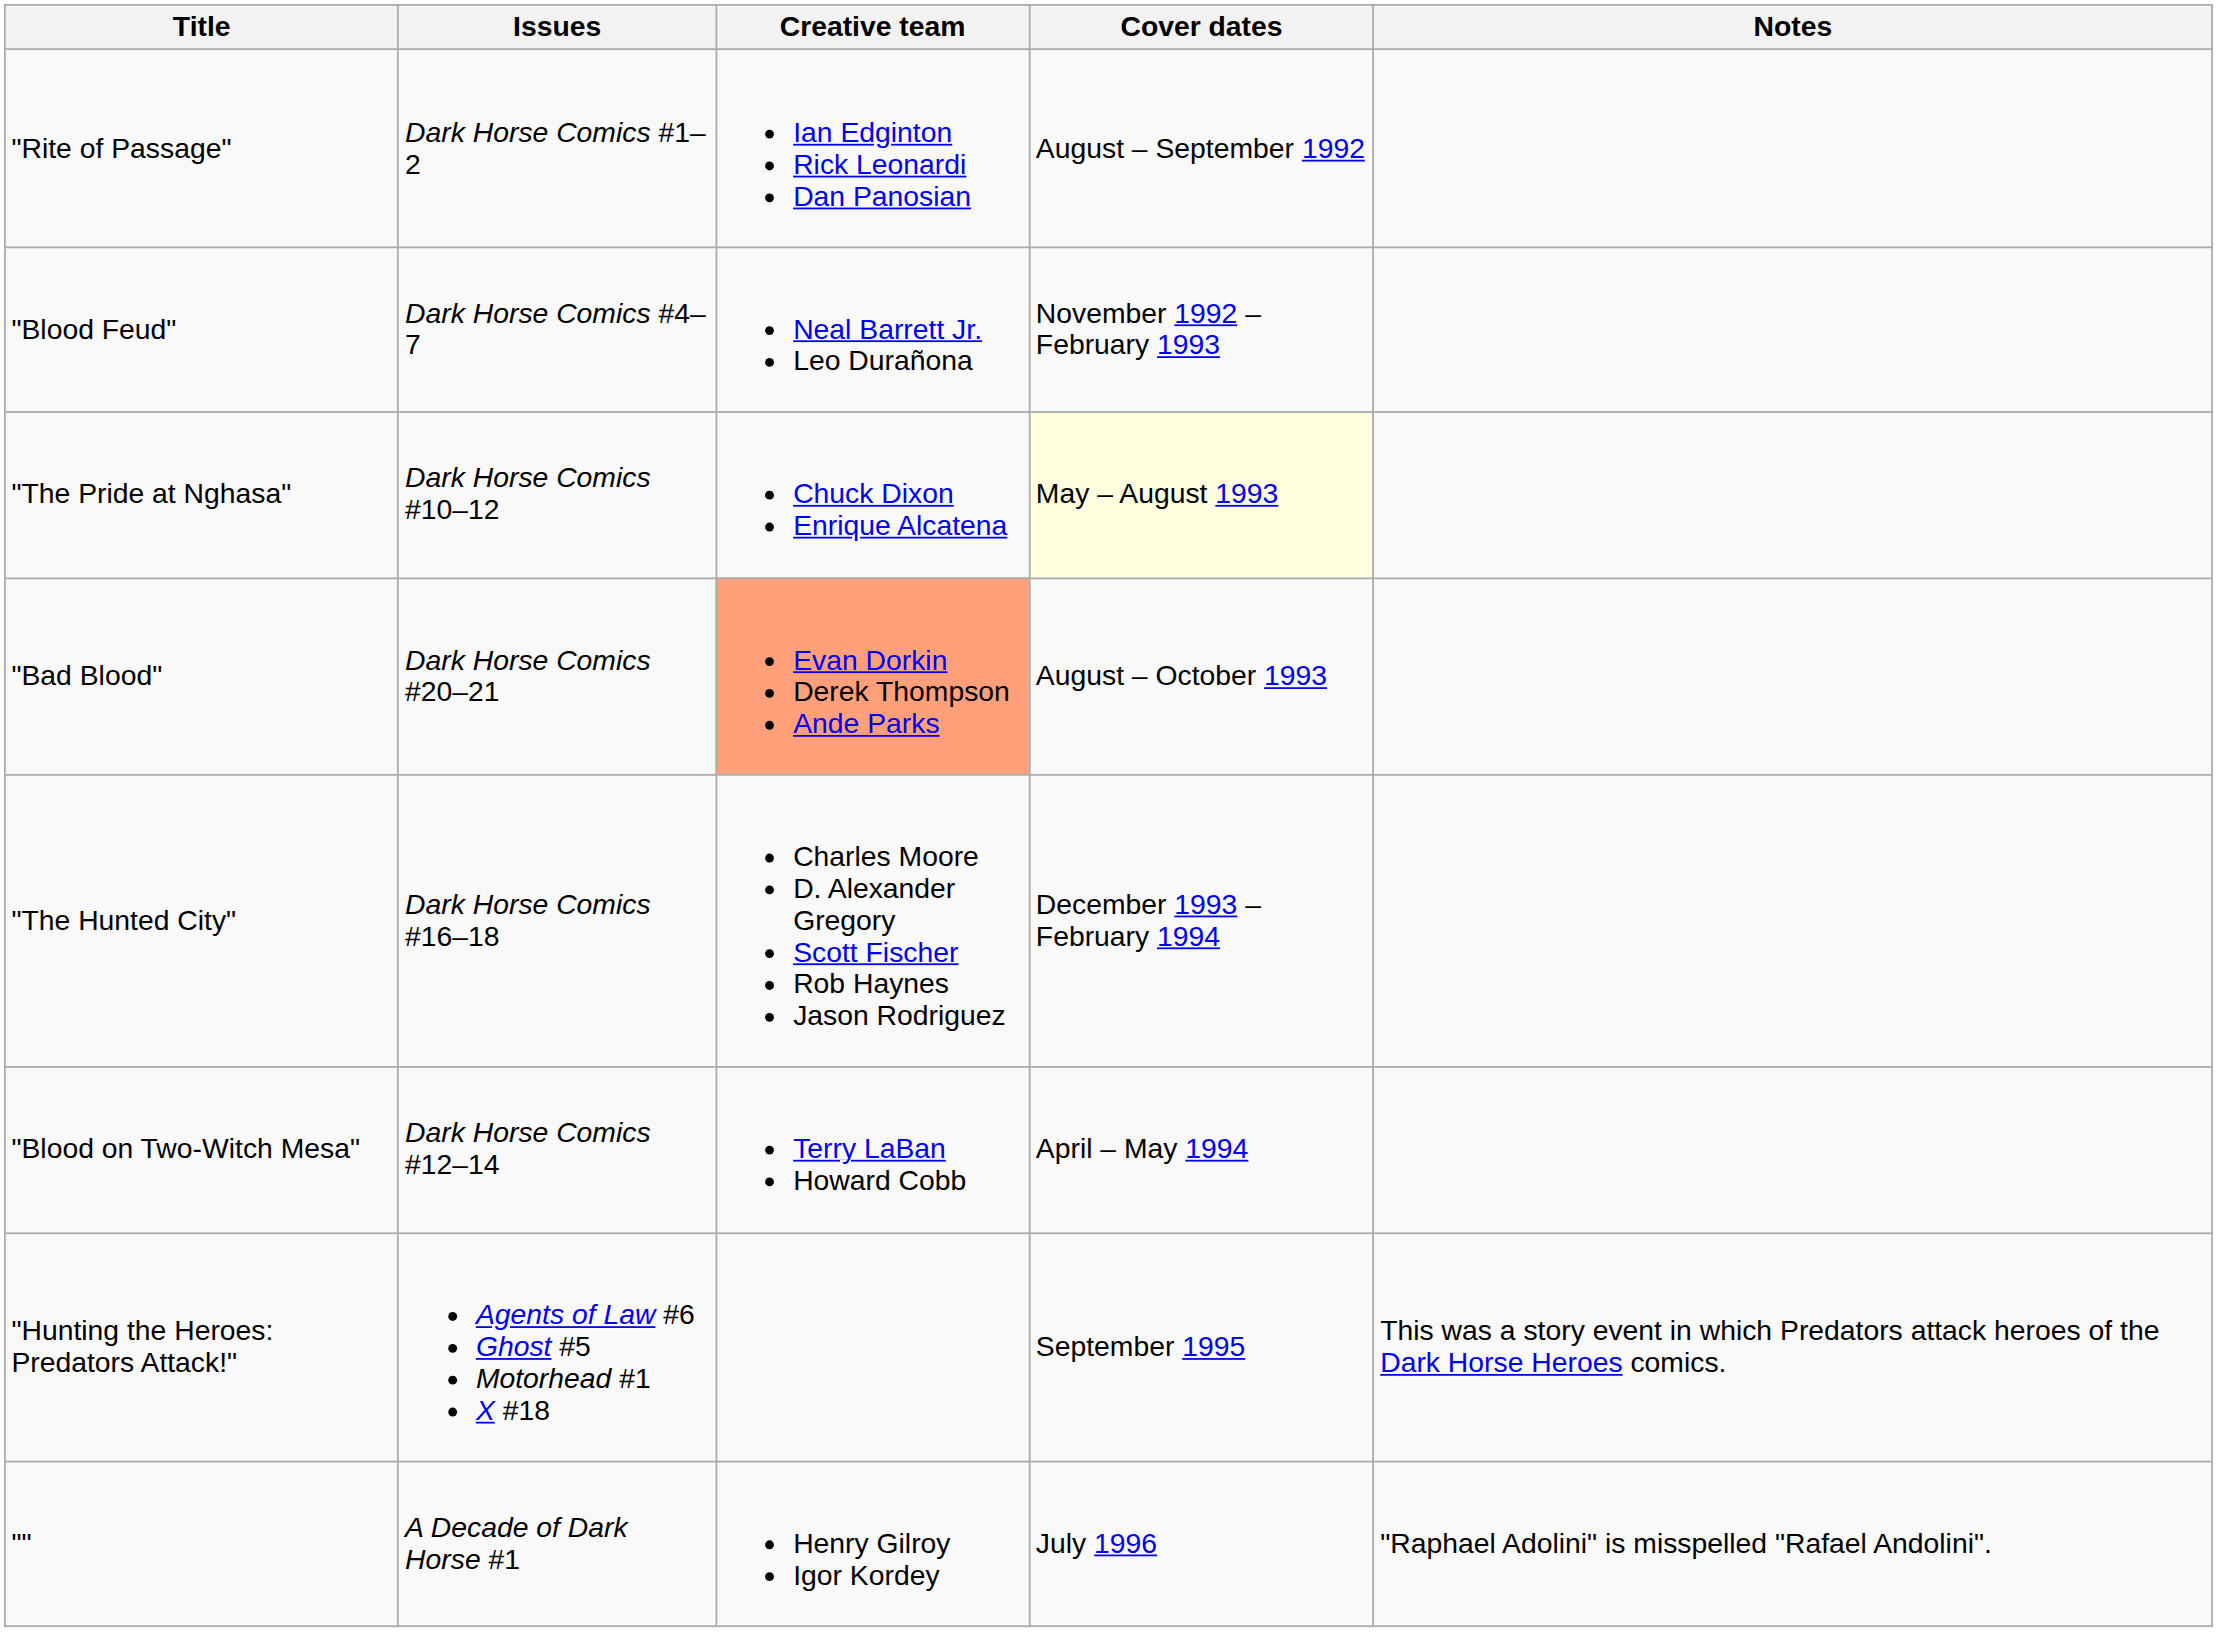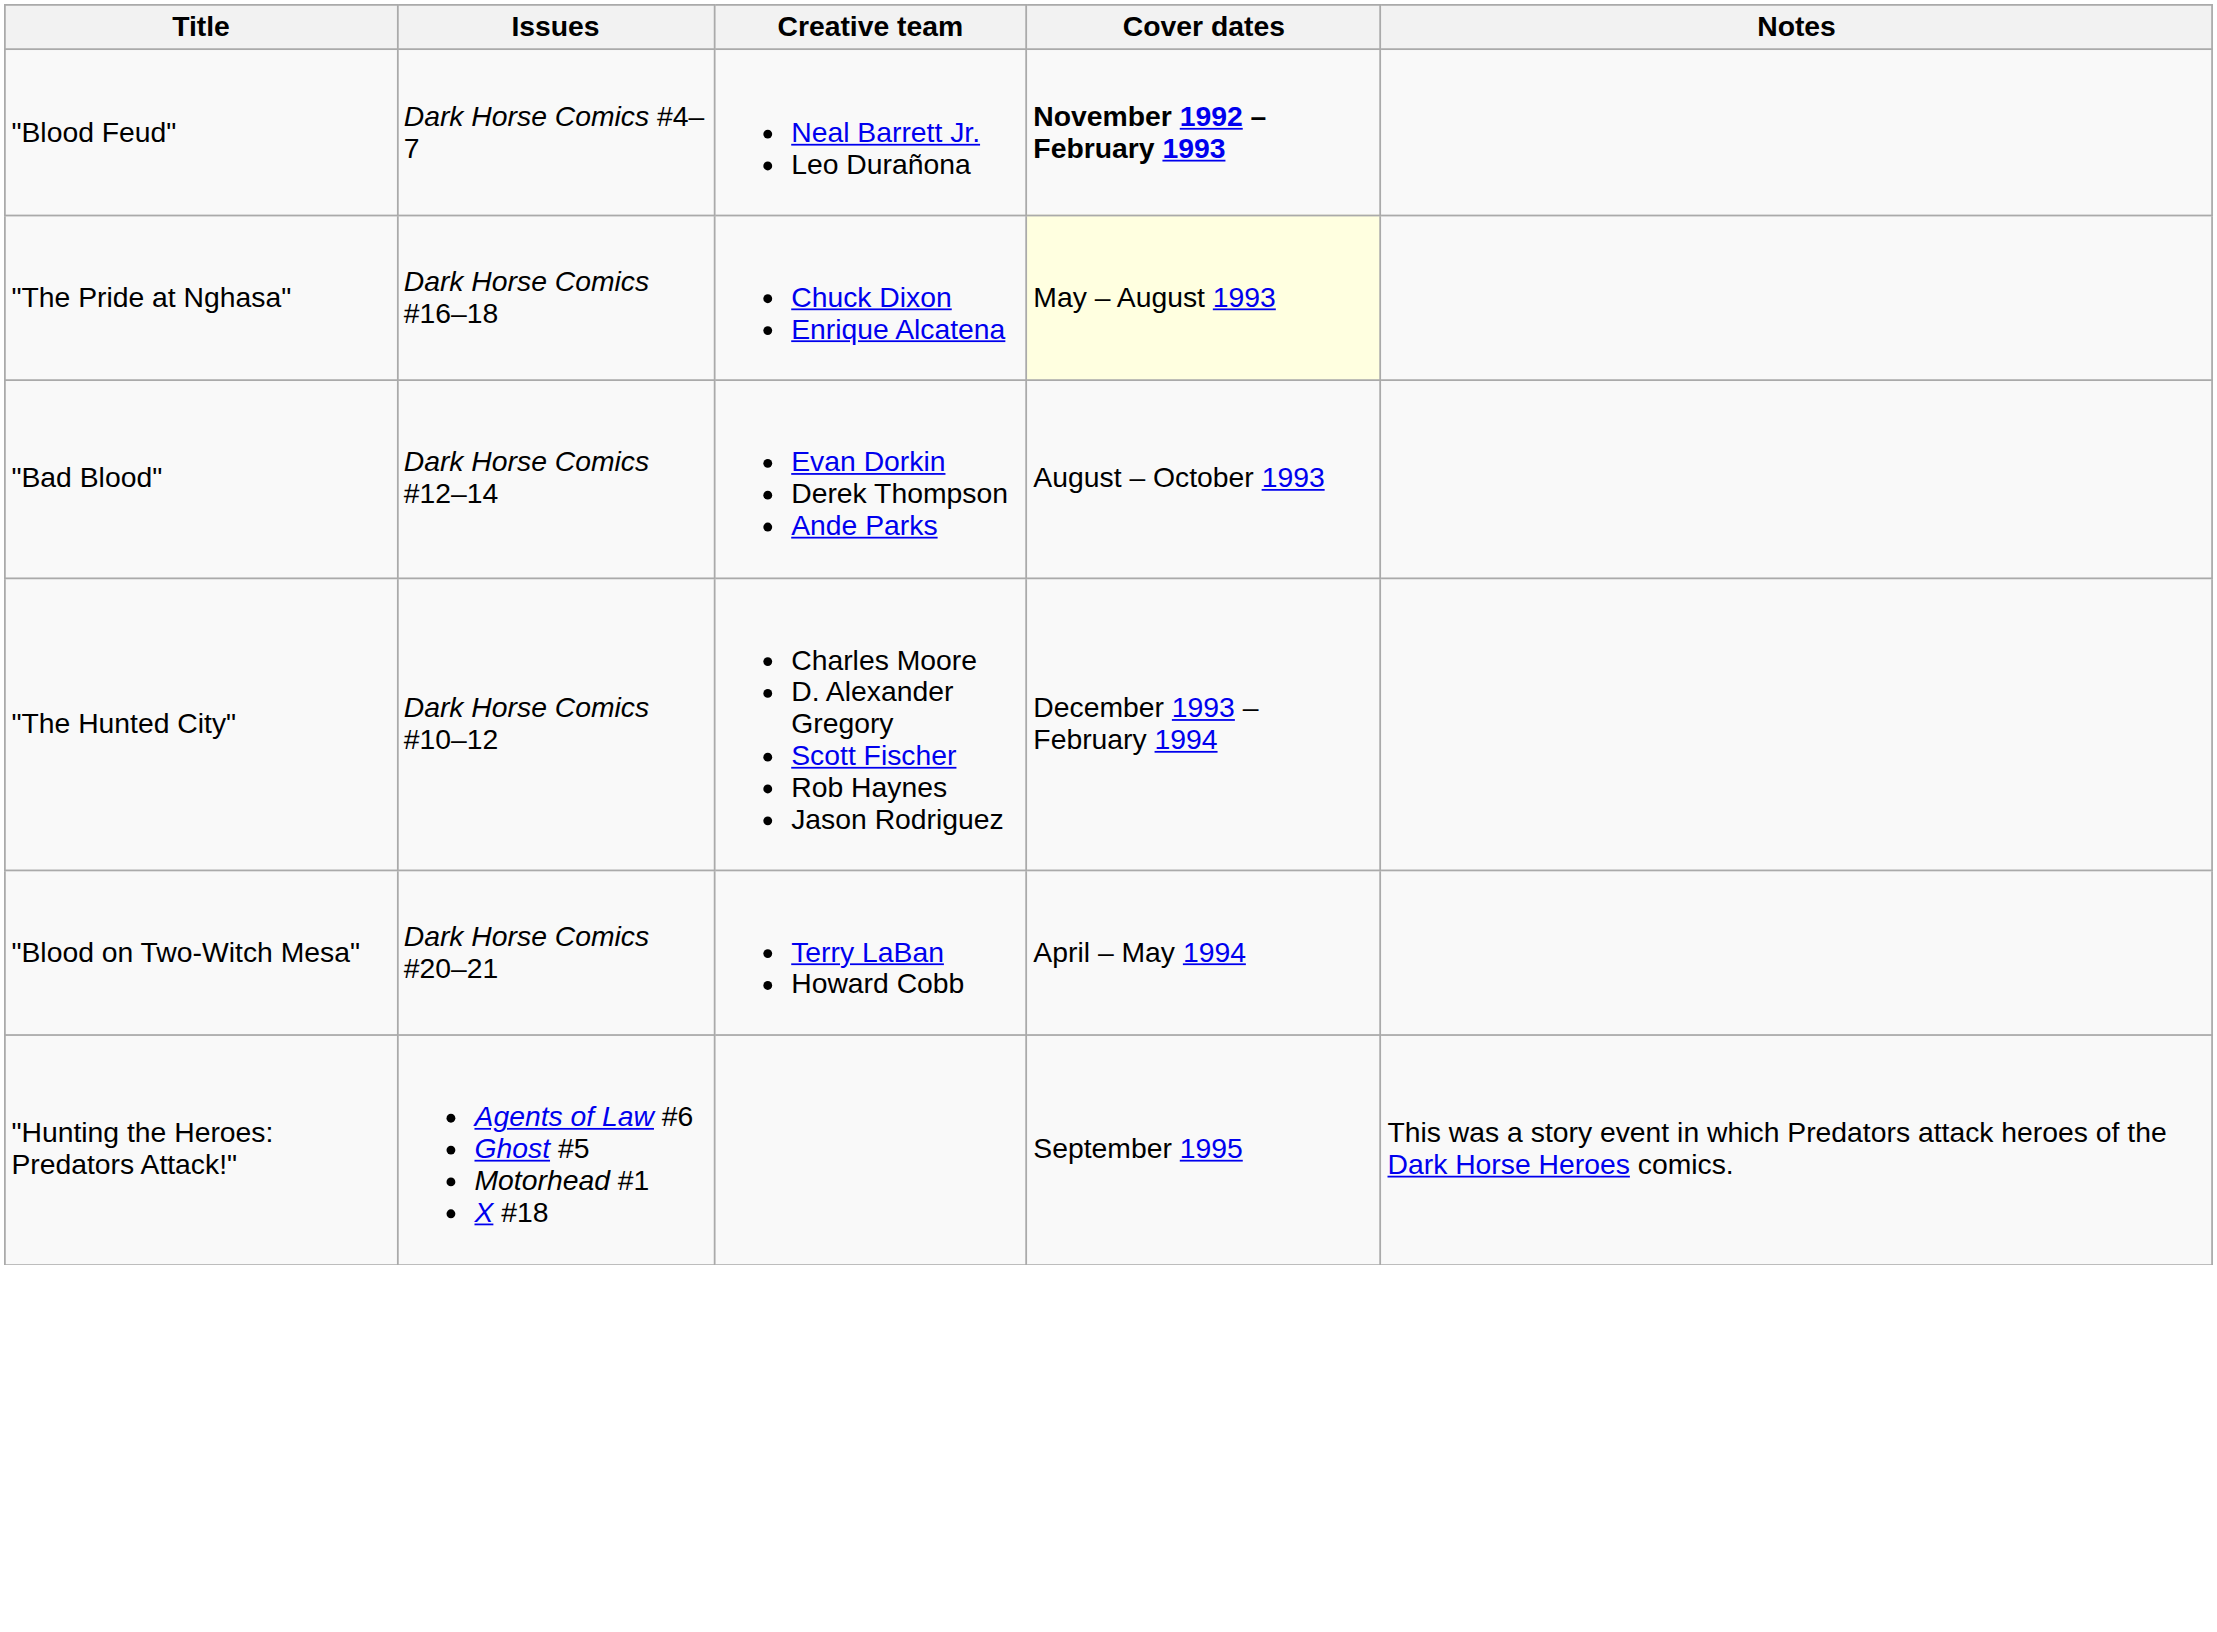- row: (121, 147)
(1148, 329) normal -> (1150, 132) bold
(528, 494) Dark Horse Comics #10–12 -> (526, 297) Dark Horse Comics #16–18
(528, 675) Dark Horse Comics #20–21 -> (526, 478) Dark Horse Comics #12–14
(873, 692) lightsalmon background -> (870, 495) no background
(528, 920) Dark Horse Comics #16–18 -> (526, 723) Dark Horse Comics #10–12
(528, 1149) Dark Horse Comics #12–14 -> (526, 952) Dark Horse Comics #20–21
- row: (21, 1543)
